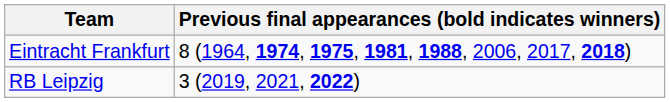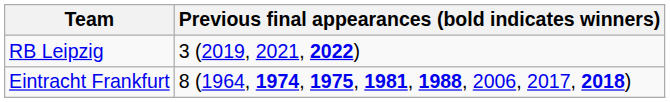rows swapped: (56, 81) <-> (89, 50)
